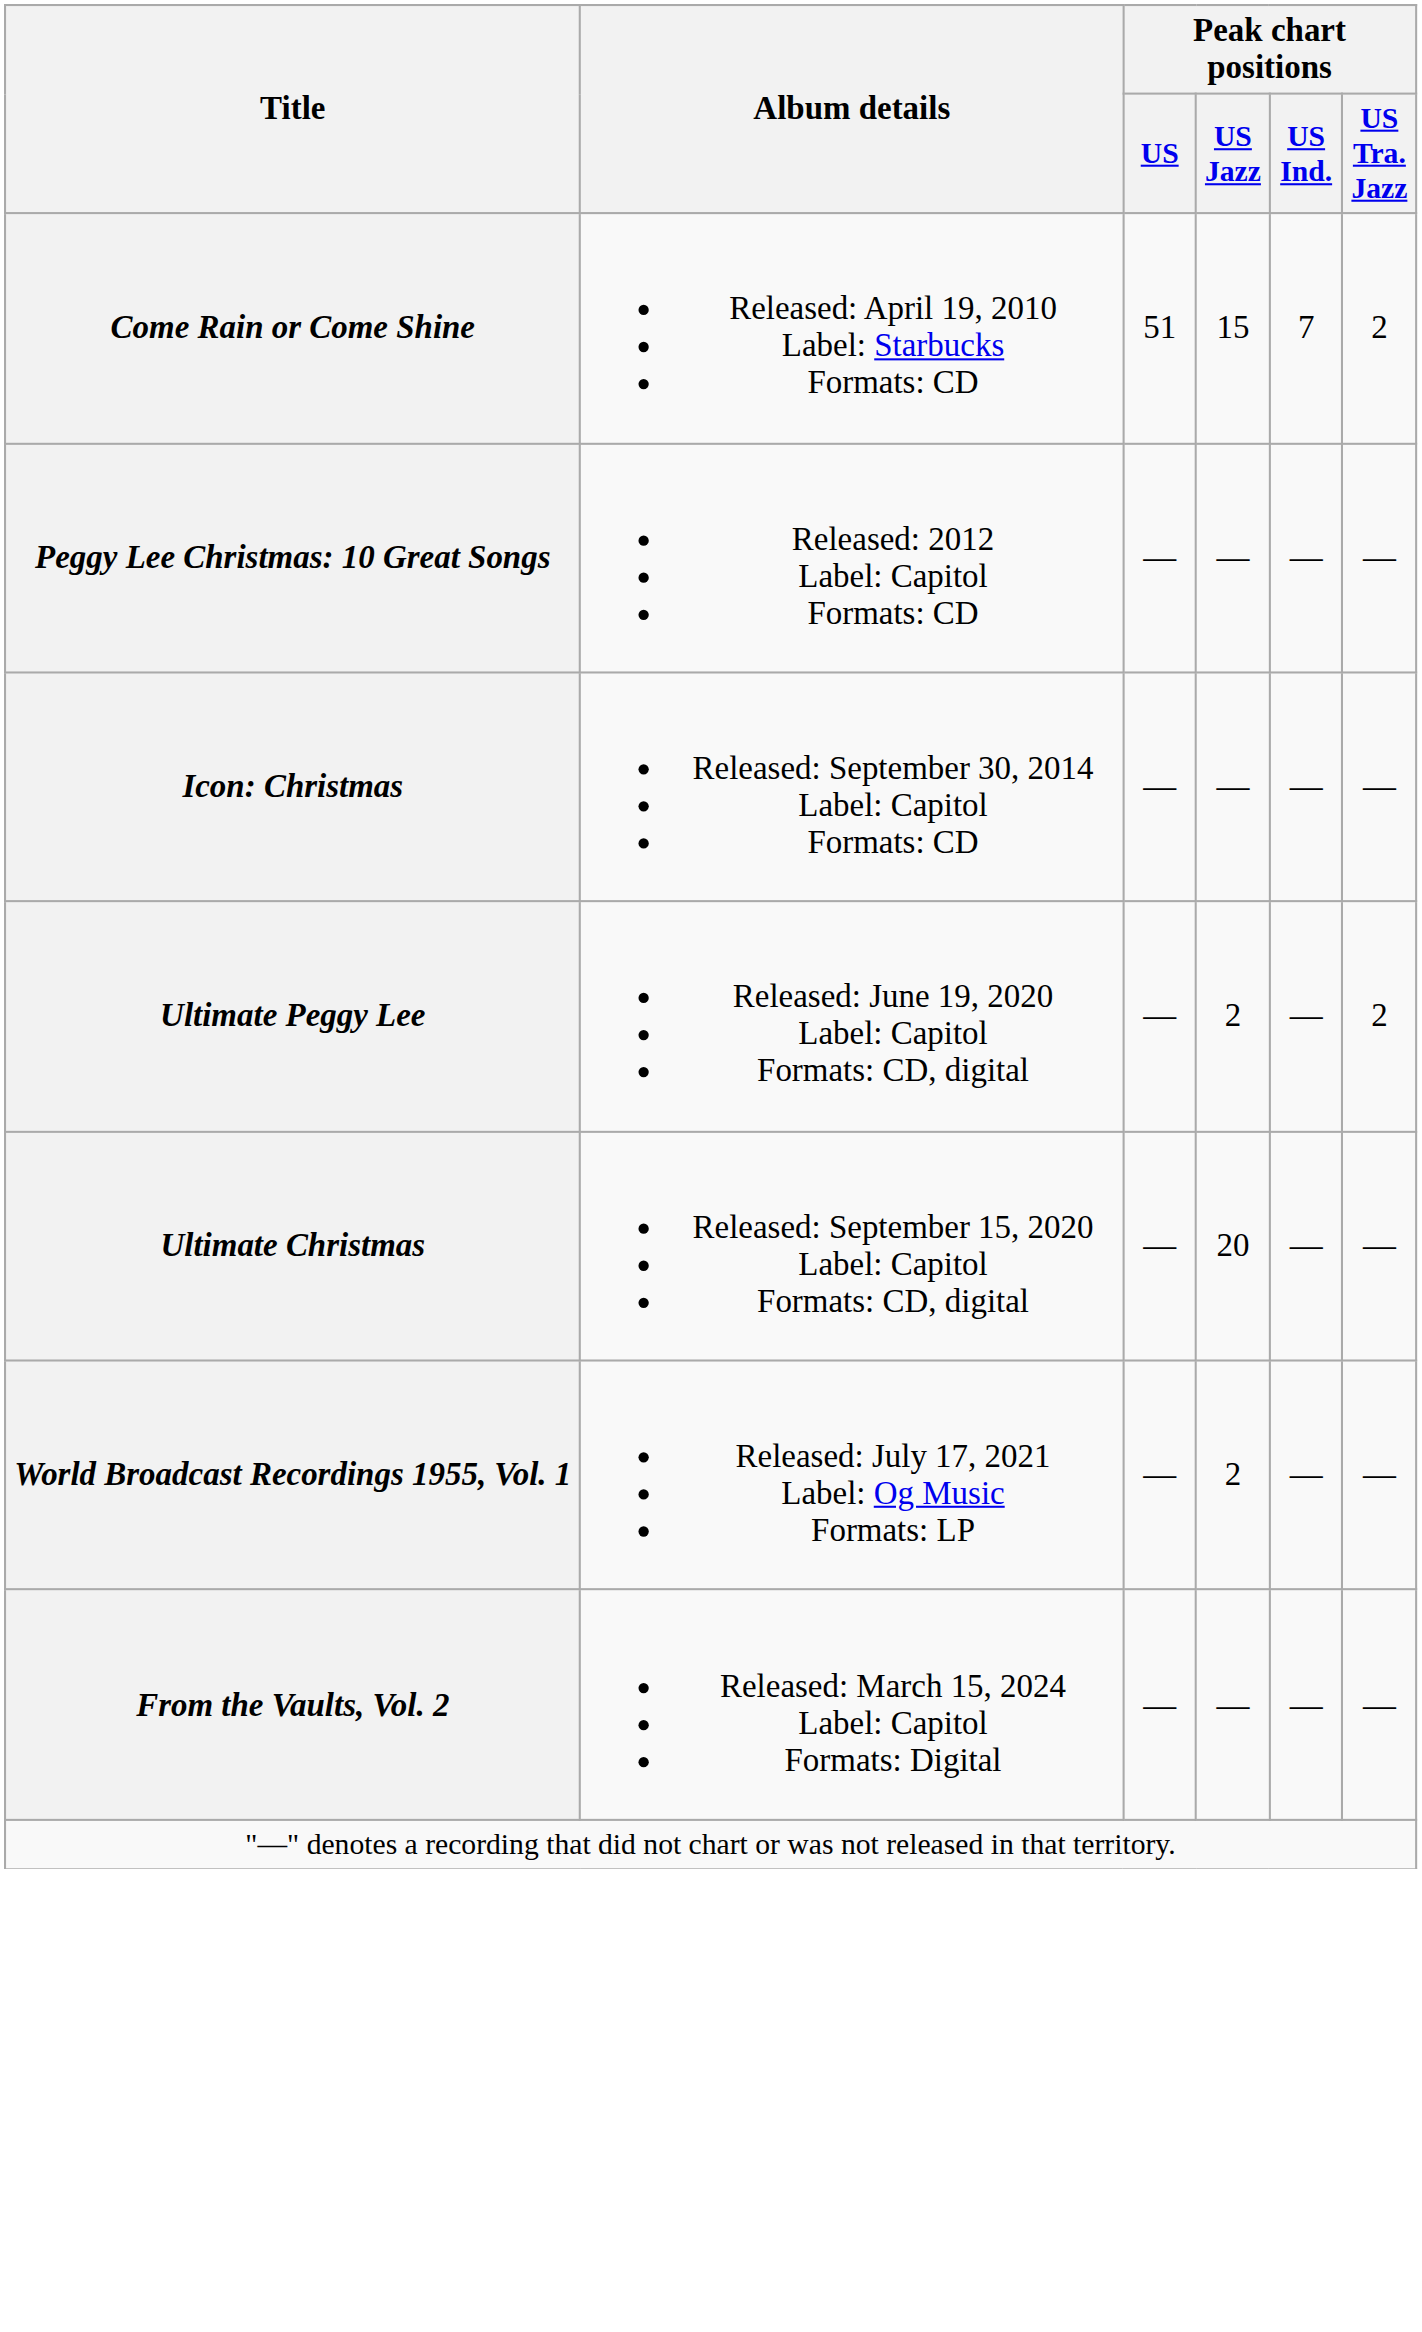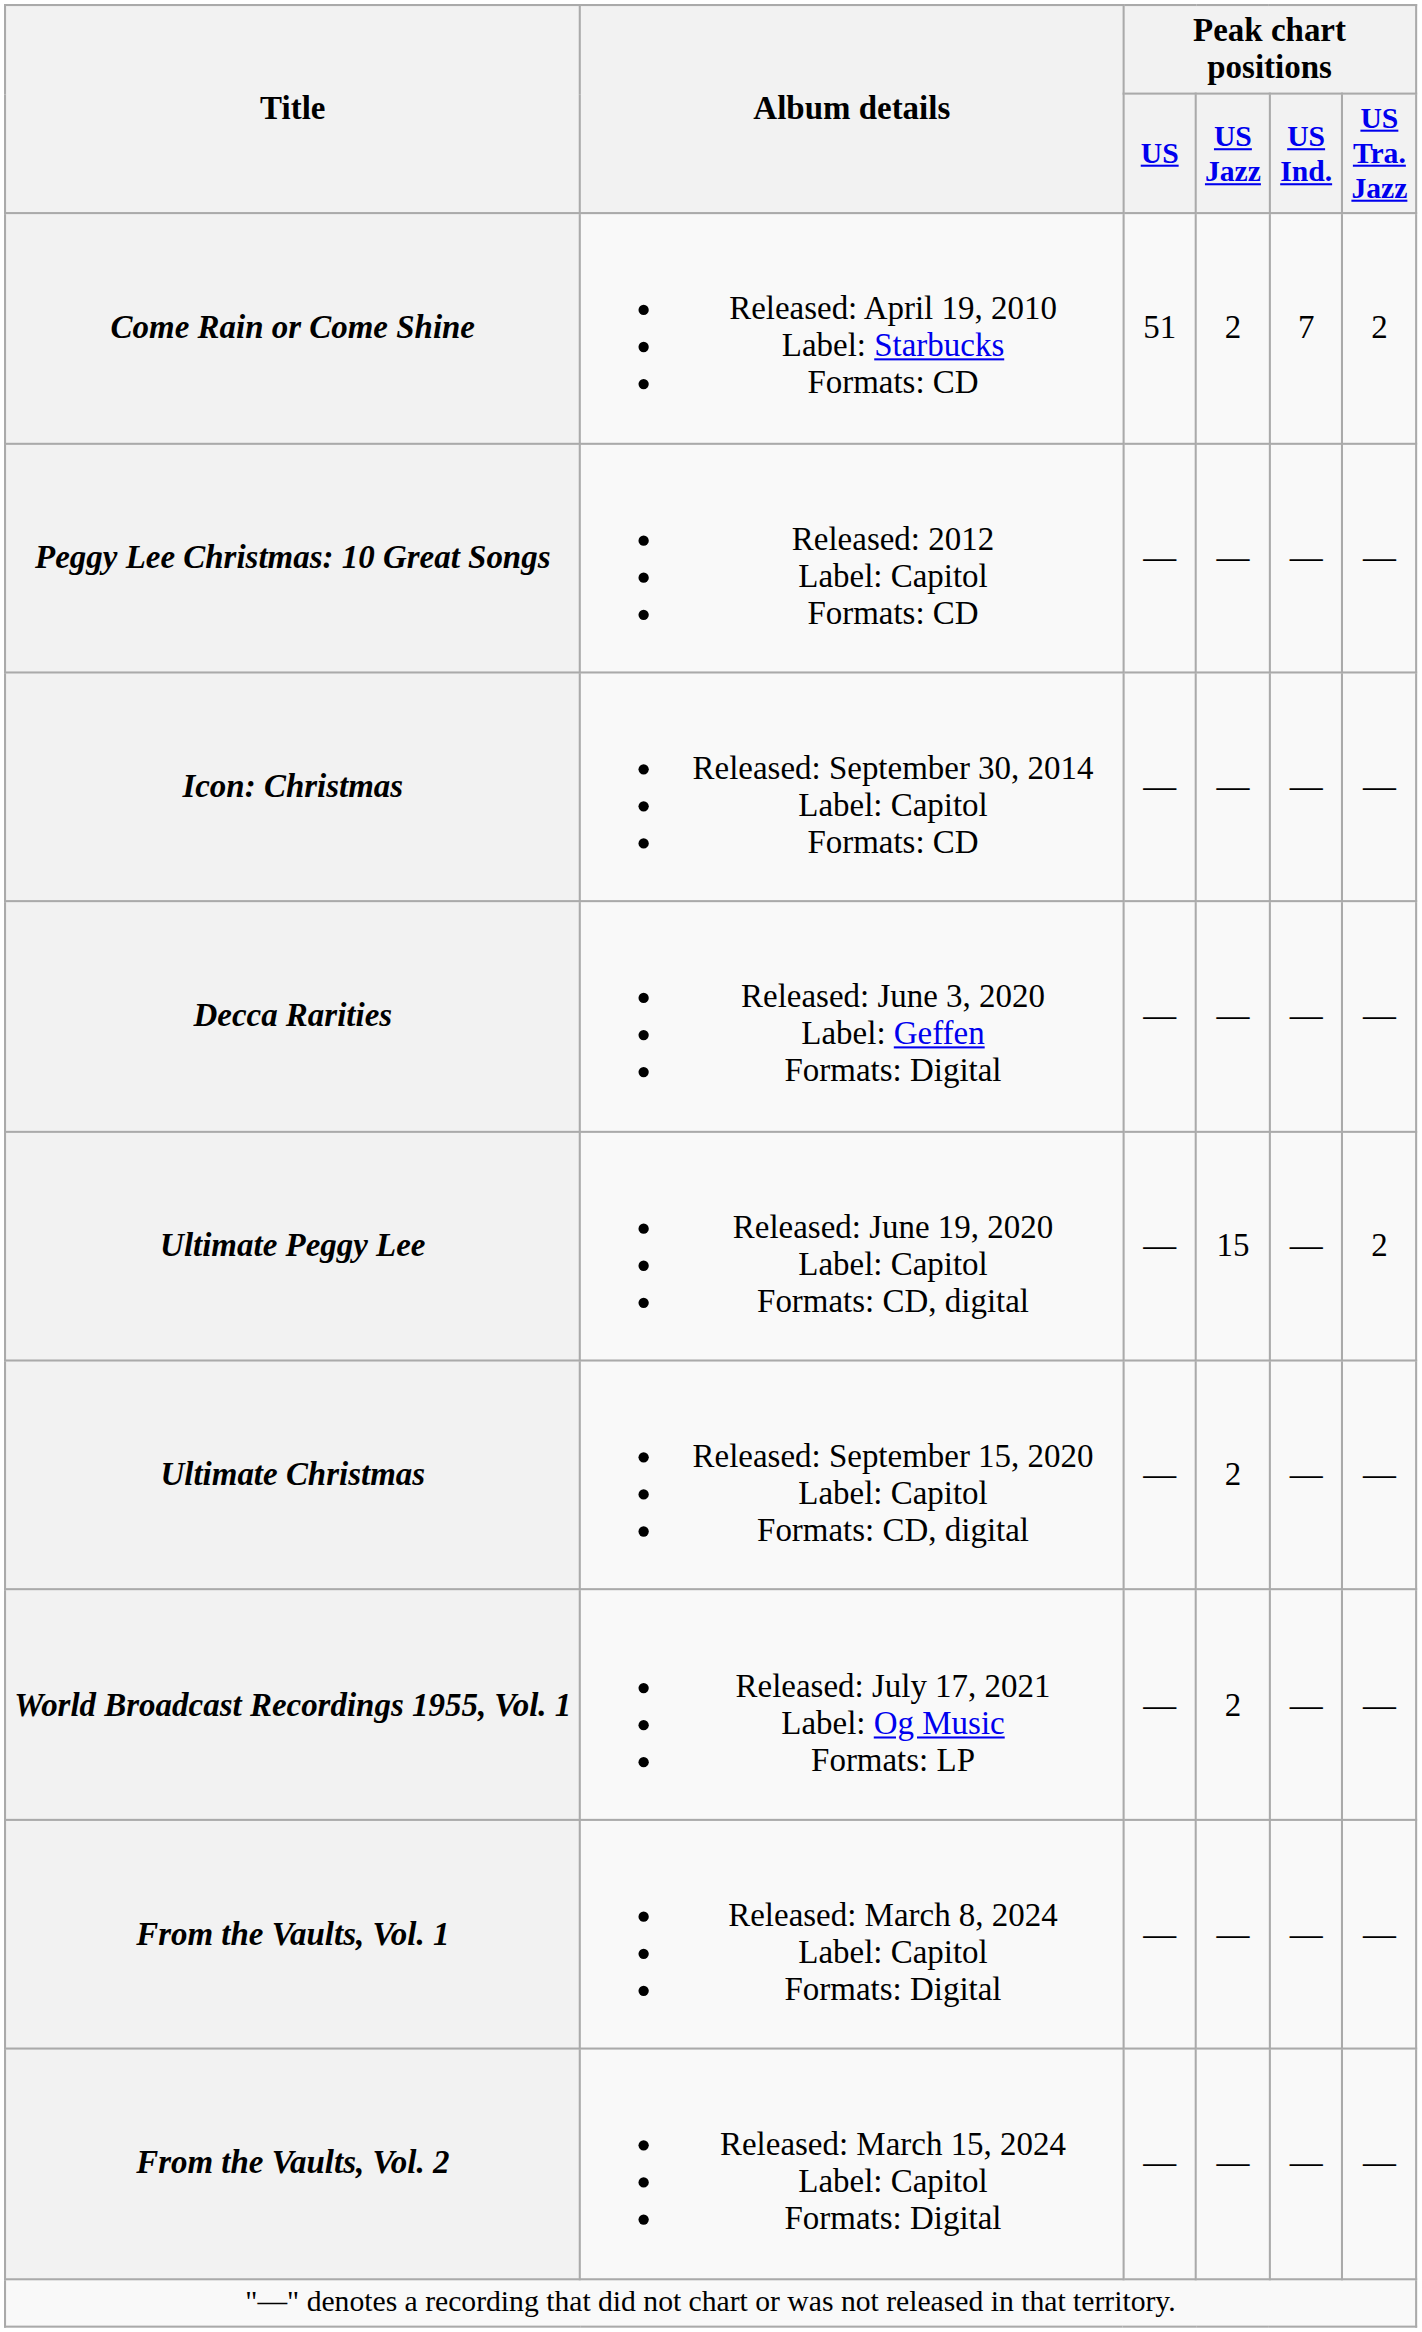(1233, 327) 15 -> (1233, 327) 2
+ row: (293, 1015)
(1233, 1015) 2 -> (1233, 1245) 15
(1233, 1245) 20 -> (1233, 1474) 2
+ row: (293, 1933)
